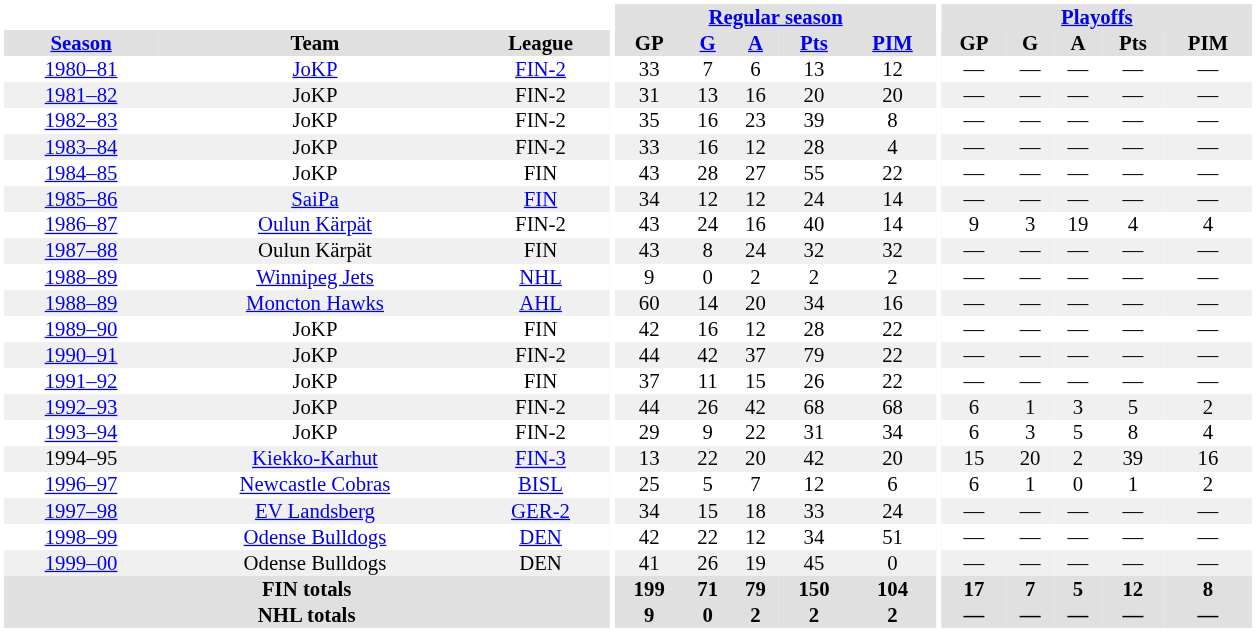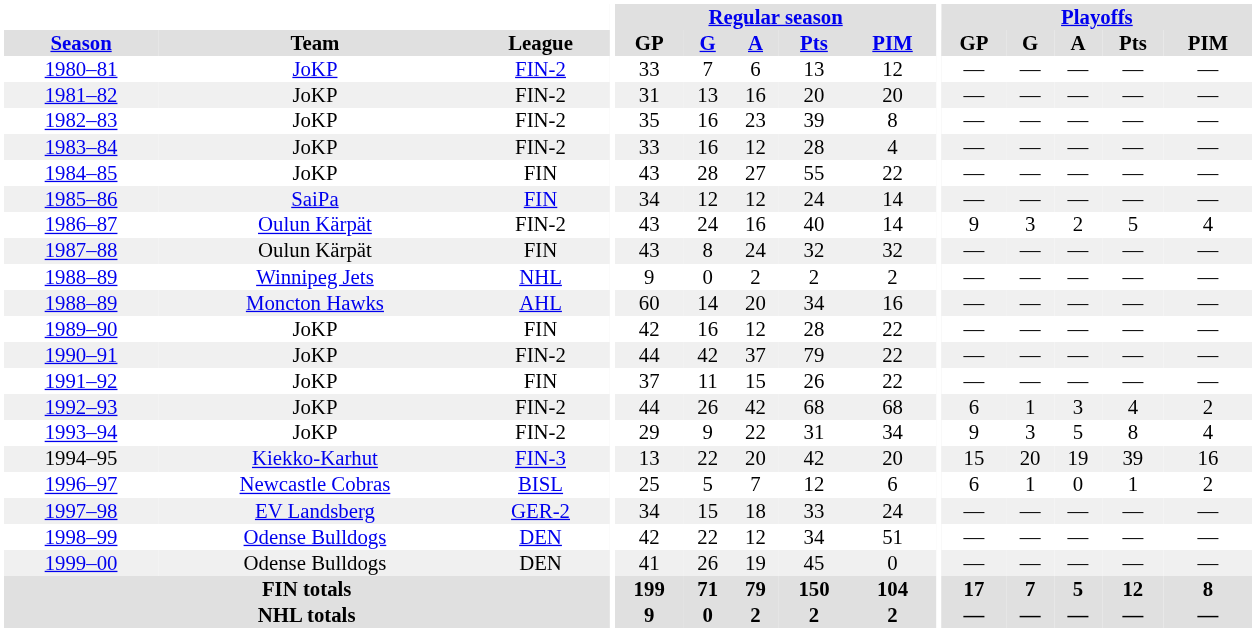(1078, 224) 19 -> (1078, 224) 2
(1133, 224) 4 -> (1133, 224) 5
(1133, 406) 5 -> (1133, 406) 4
(974, 432) 6 -> (974, 432) 9
(1078, 458) 2 -> (1078, 458) 19
